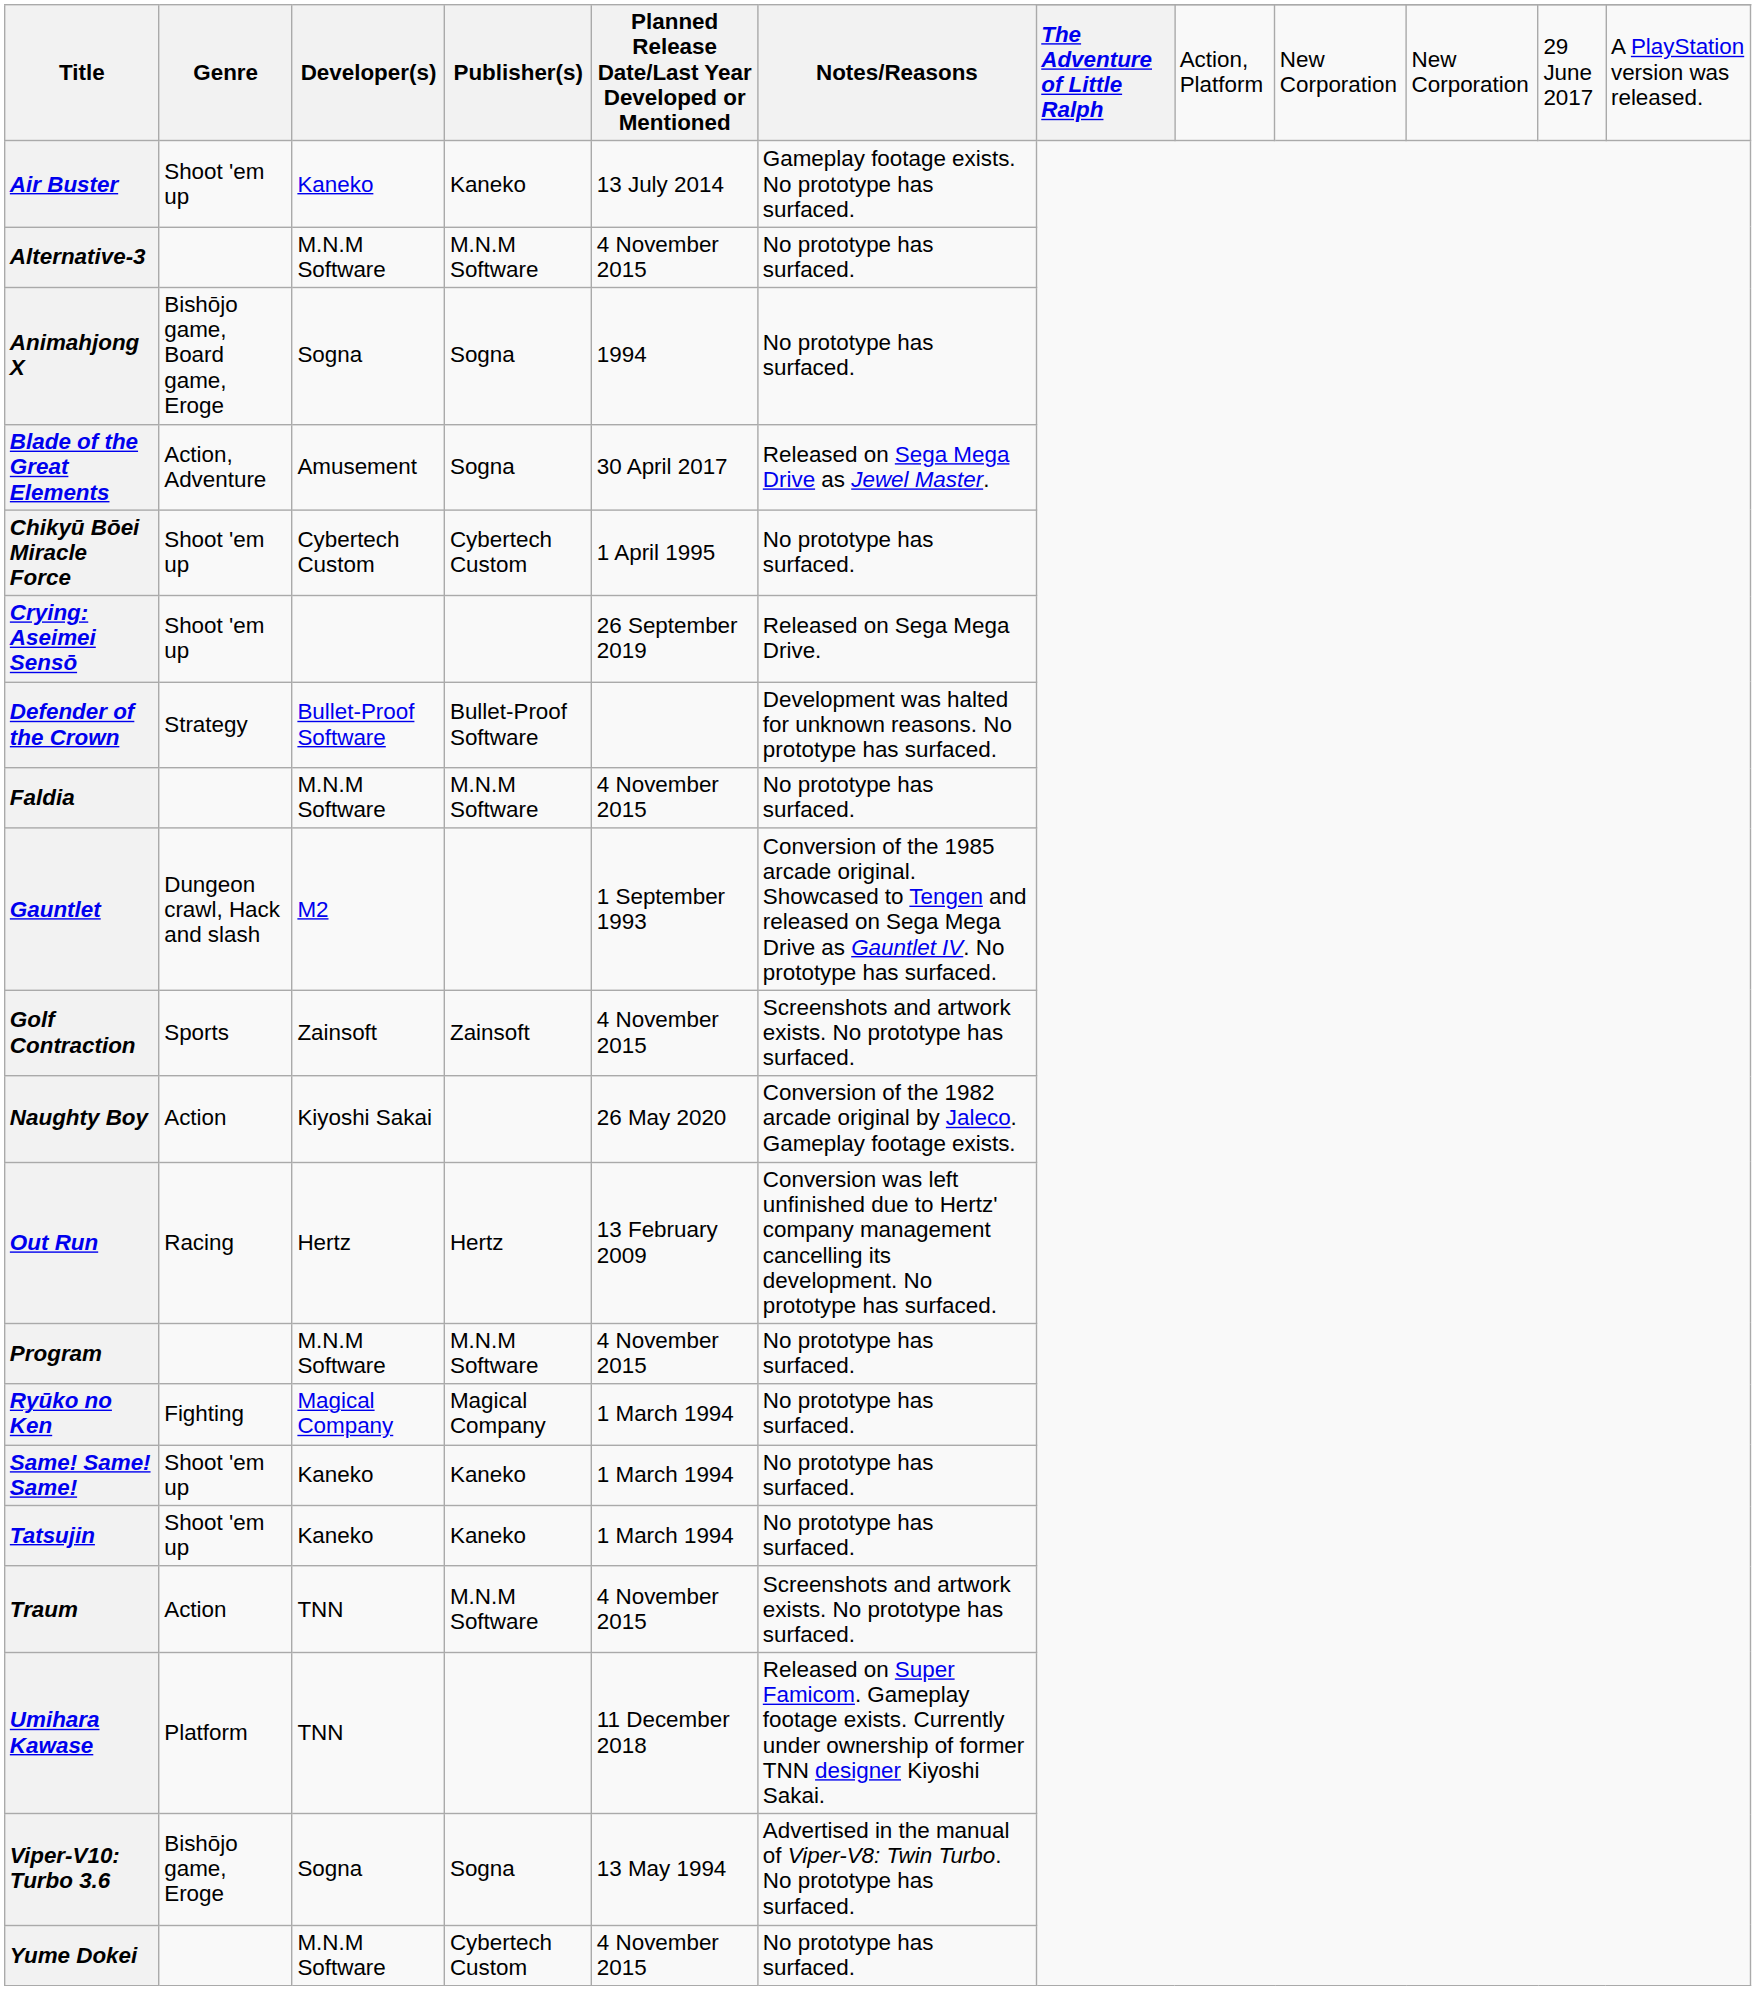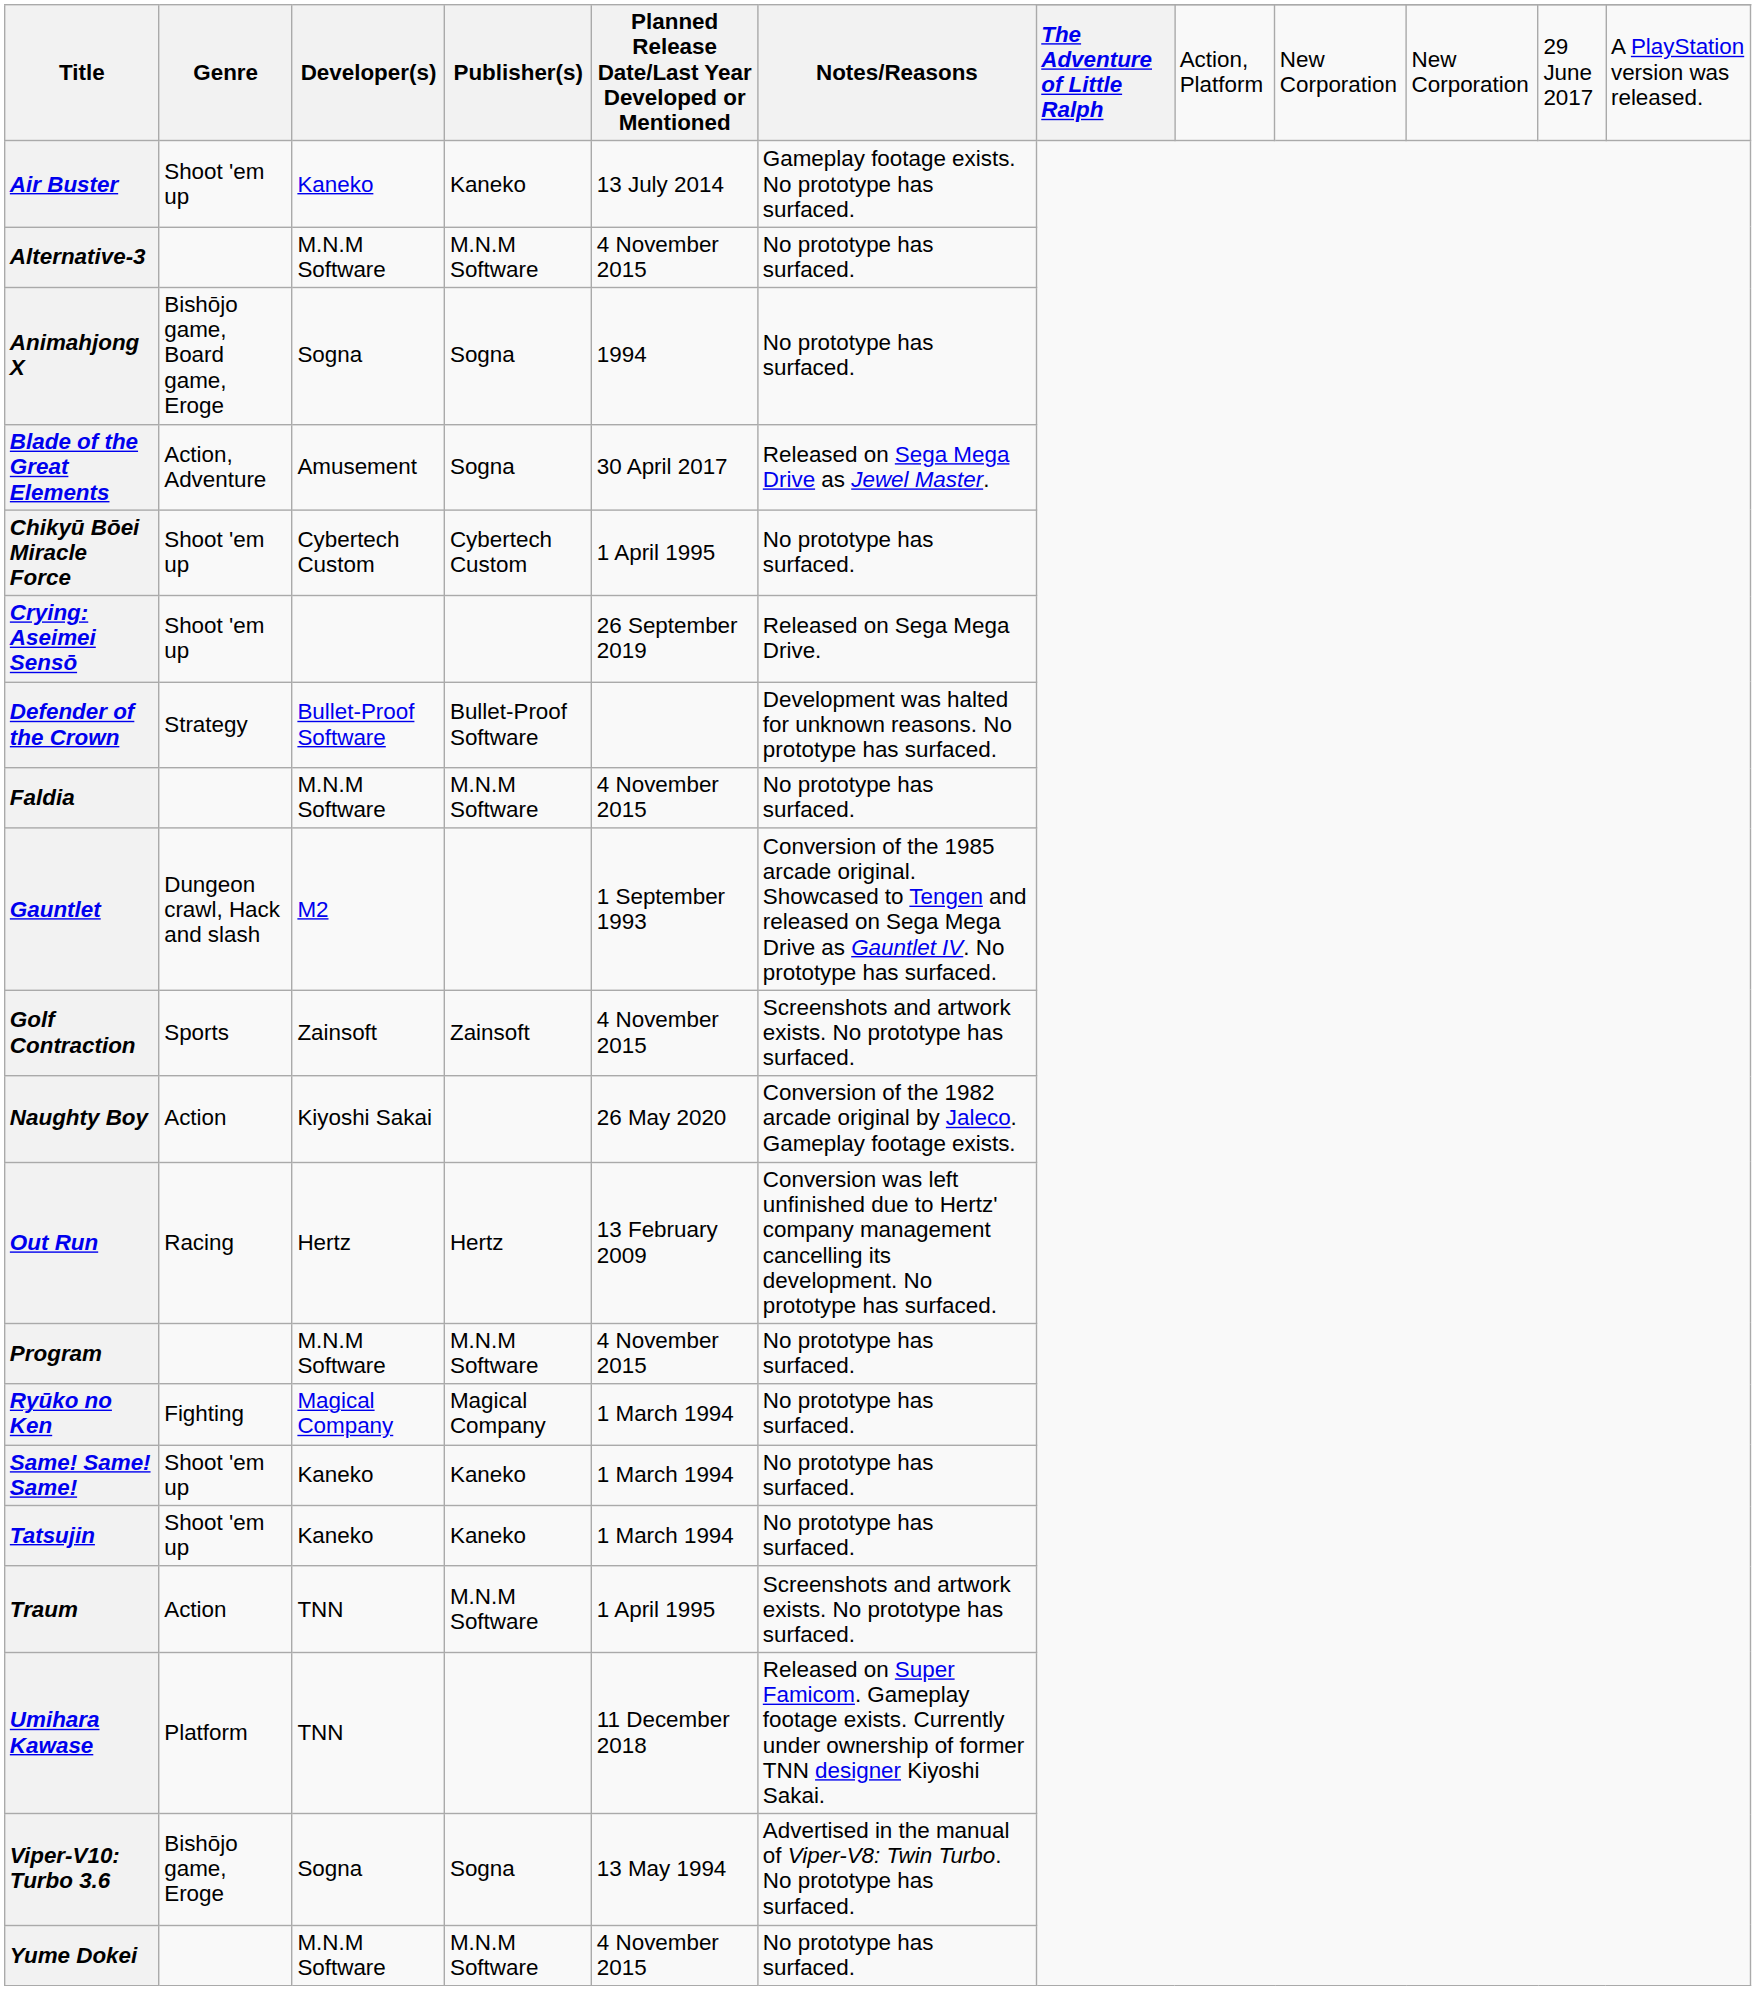(658, 1608) 4 November 2015 -> (656, 1608) 1 April 1995
(501, 1954) Cybertech Custom -> (494, 1954) M.N.M Software
